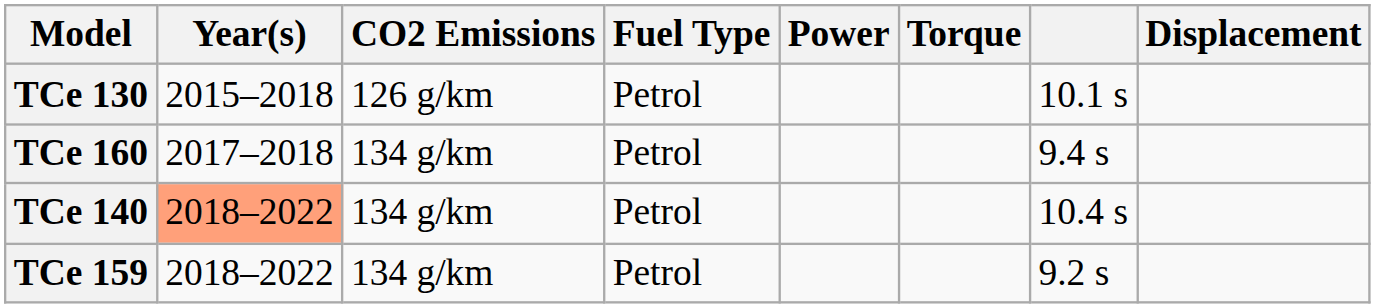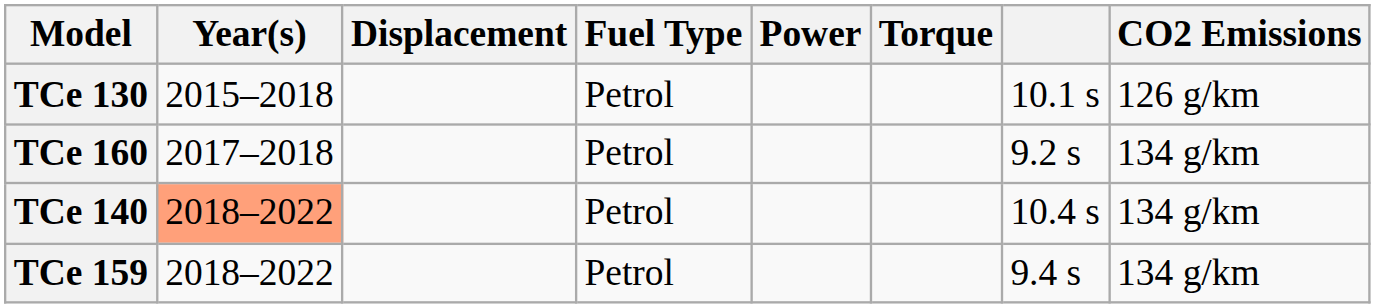columns swapped: (1253, 34) <-> (473, 34)
(1074, 152) 9.4 s -> (1046, 152) 9.2 s
(1074, 271) 9.2 s -> (1046, 271) 9.4 s
